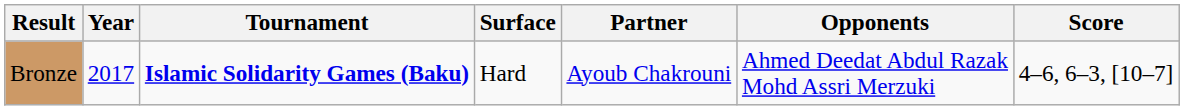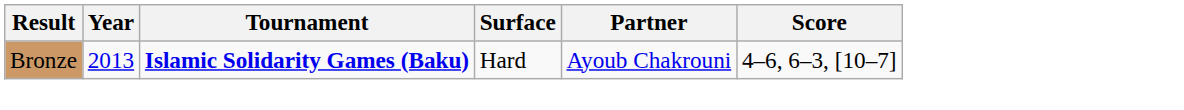- column: (875, 22)
(111, 72) 2017 -> (111, 59) 2013
